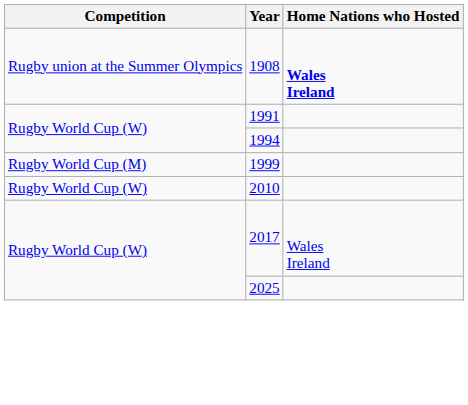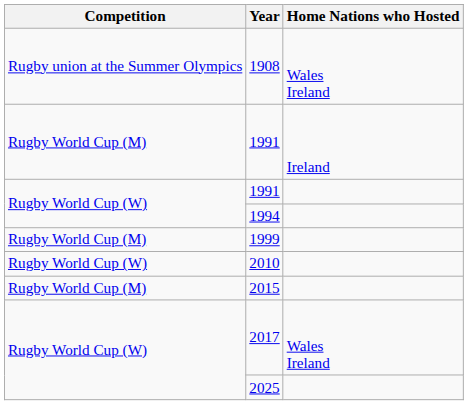(311, 83) bold -> (308, 83) normal
+ row: (77, 141)
+ row: (77, 287)
